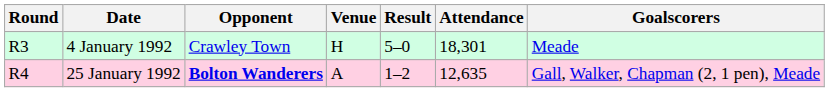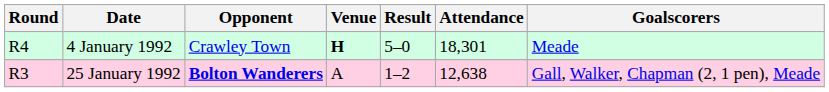(19, 45) R3 -> (19, 45) R4
(337, 45) normal -> (338, 45) bold
(19, 73) R4 -> (19, 73) R3
(463, 73) 12,635 -> (463, 73) 12,638
